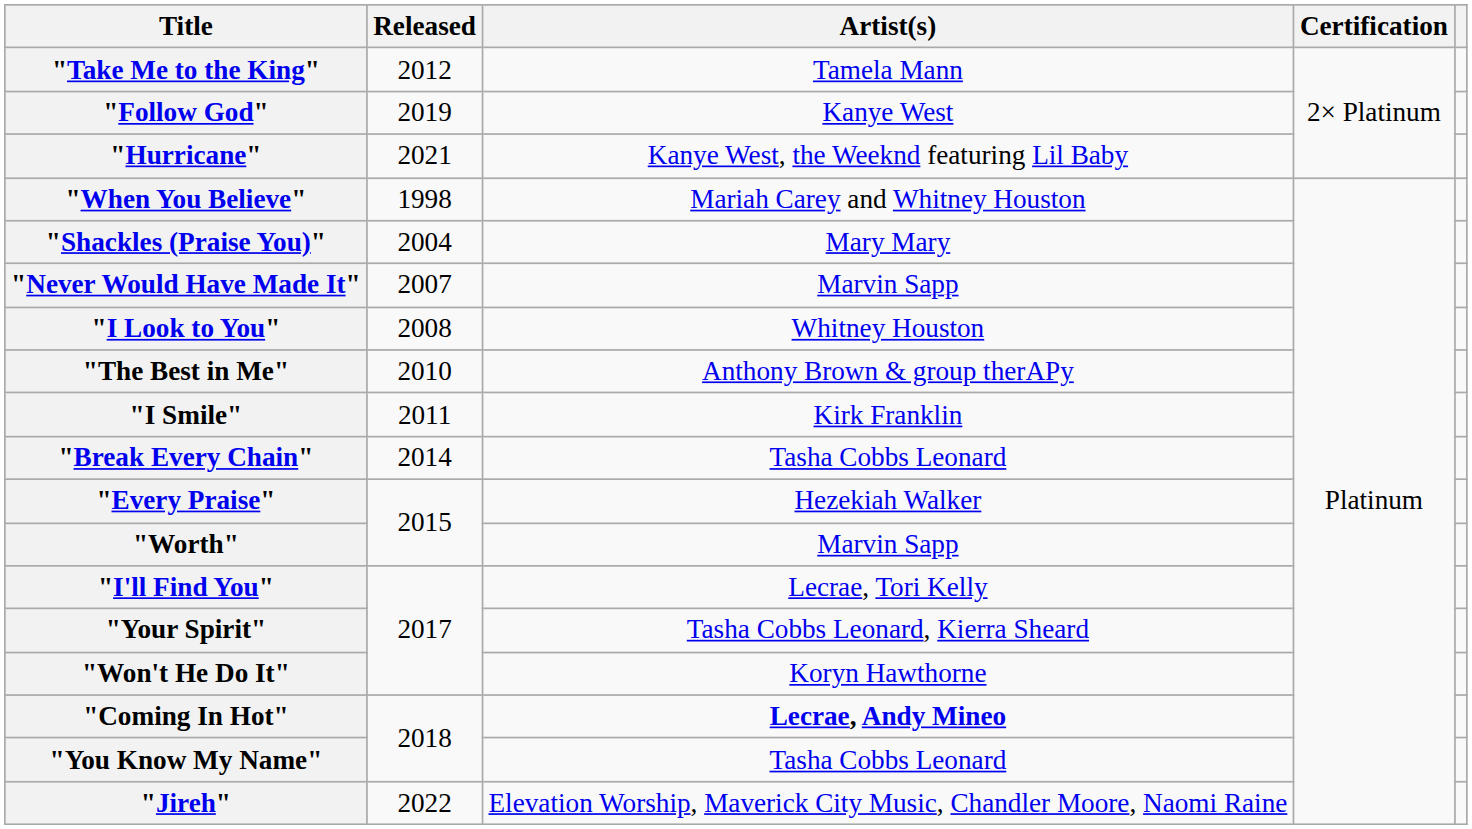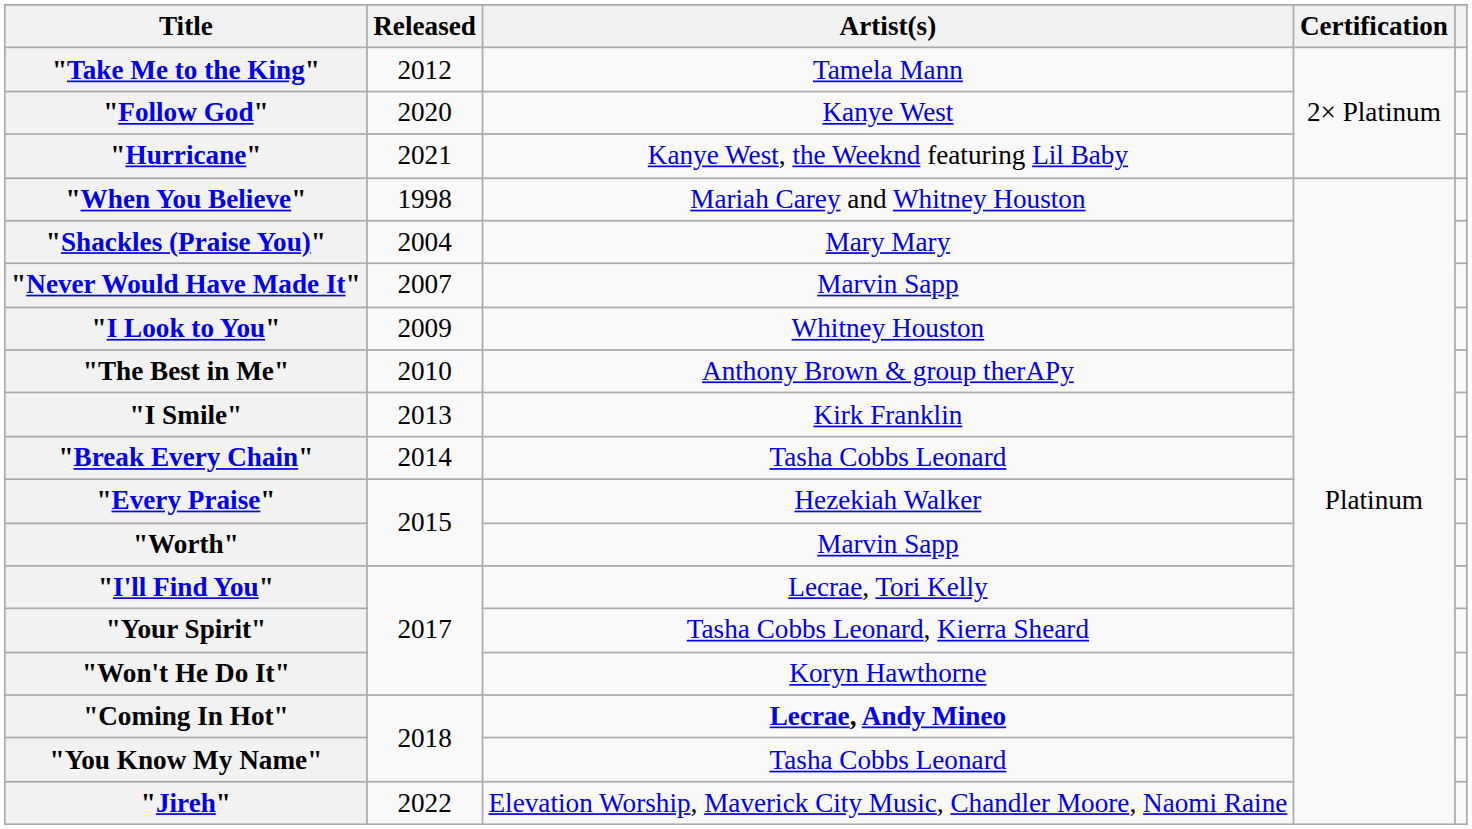(425, 112) 2019 -> (425, 112) 2020
(425, 328) 2008 -> (425, 328) 2009
(425, 414) 2011 -> (425, 414) 2013
